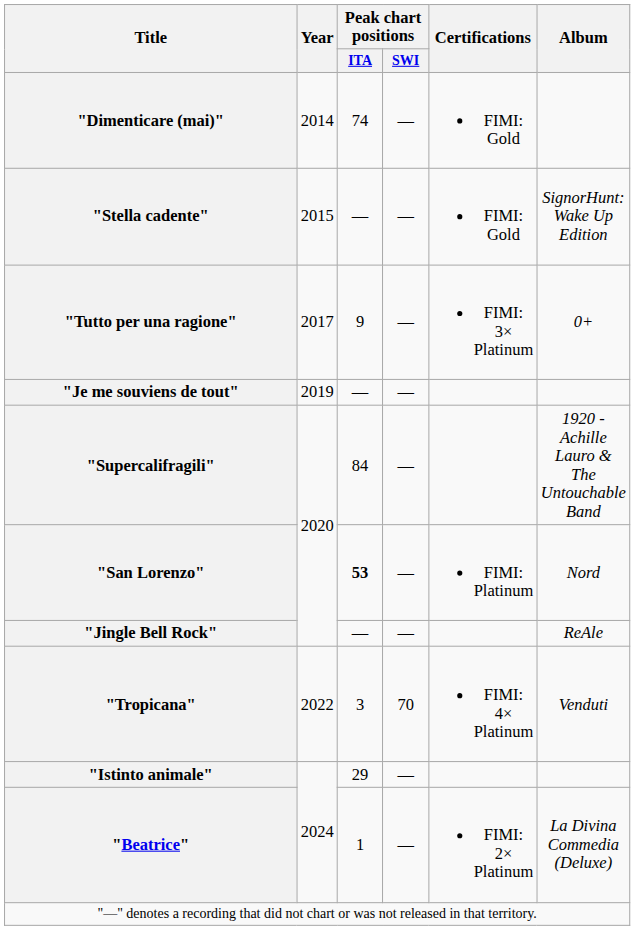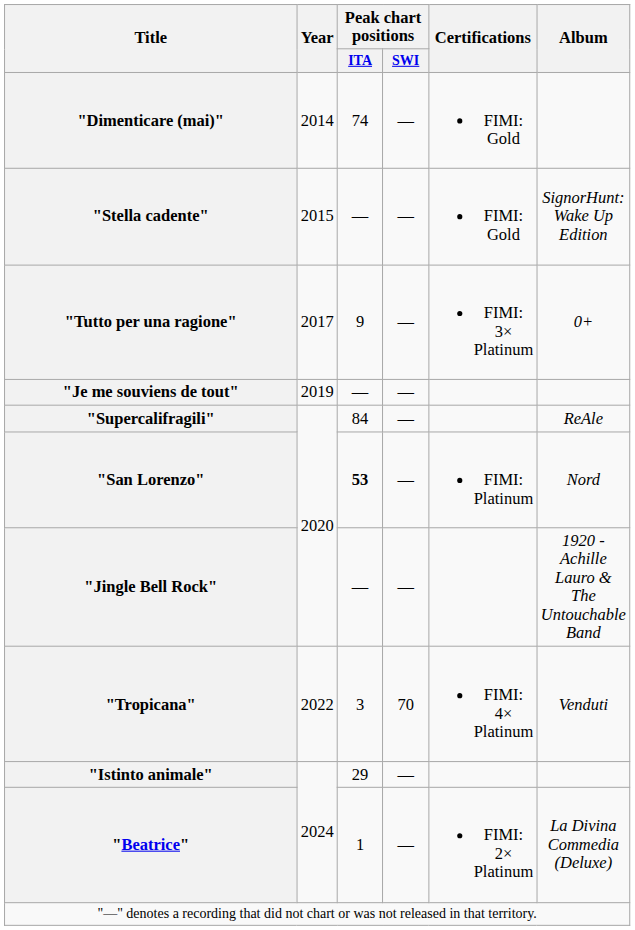(583, 464) 1920 - Achille Lauro & The Untouchable Band -> (583, 418) ReAle
(583, 633) ReAle -> (583, 587) 1920 - Achille Lauro & The Untouchable Band
